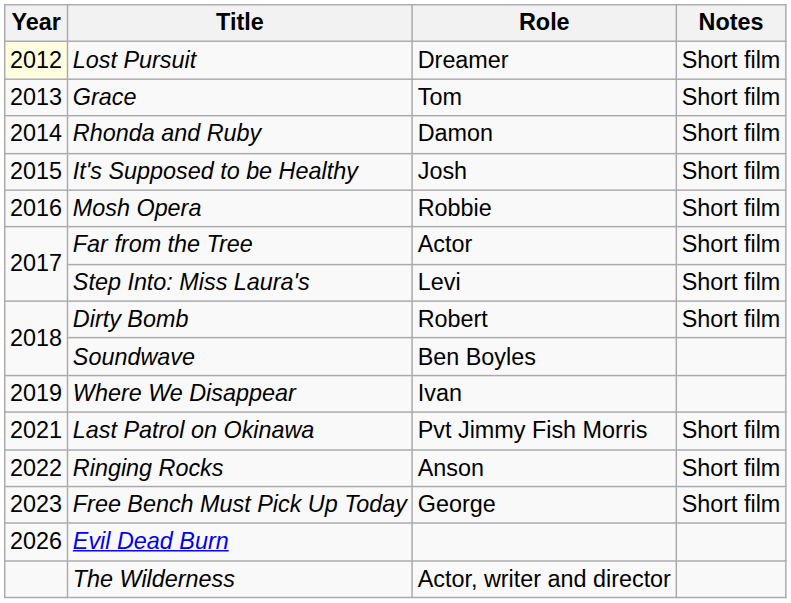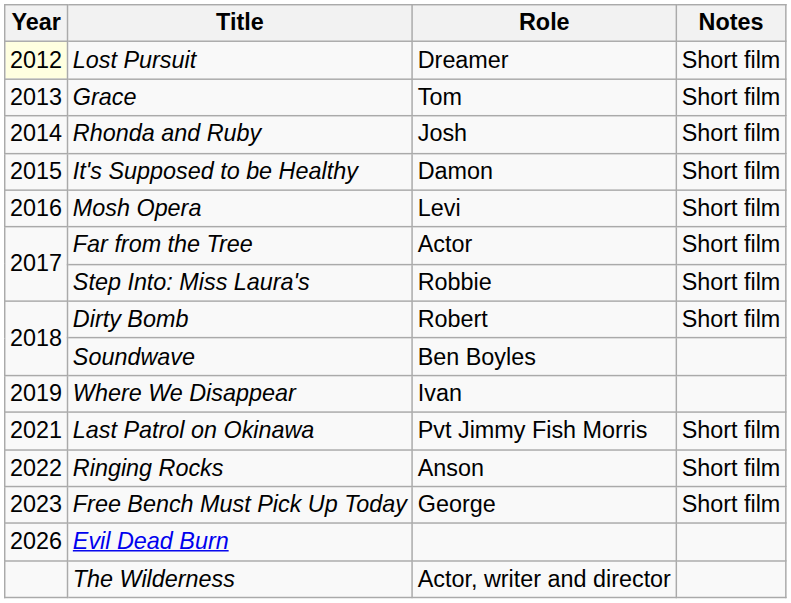(455, 134) Damon -> (442, 134) Josh
(442, 171) Josh -> (455, 171) Damon
(455, 208) Robbie -> (439, 208) Levi
(439, 282) Levi -> (455, 282) Robbie
